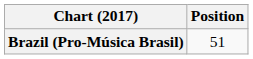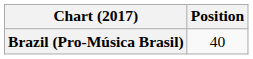(218, 41) 51 -> (218, 41) 40
